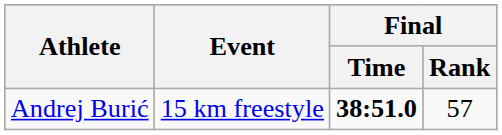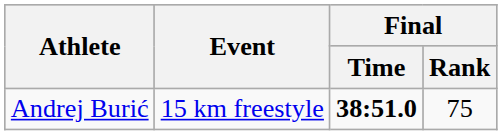(460, 108) 57 -> (460, 108) 75
